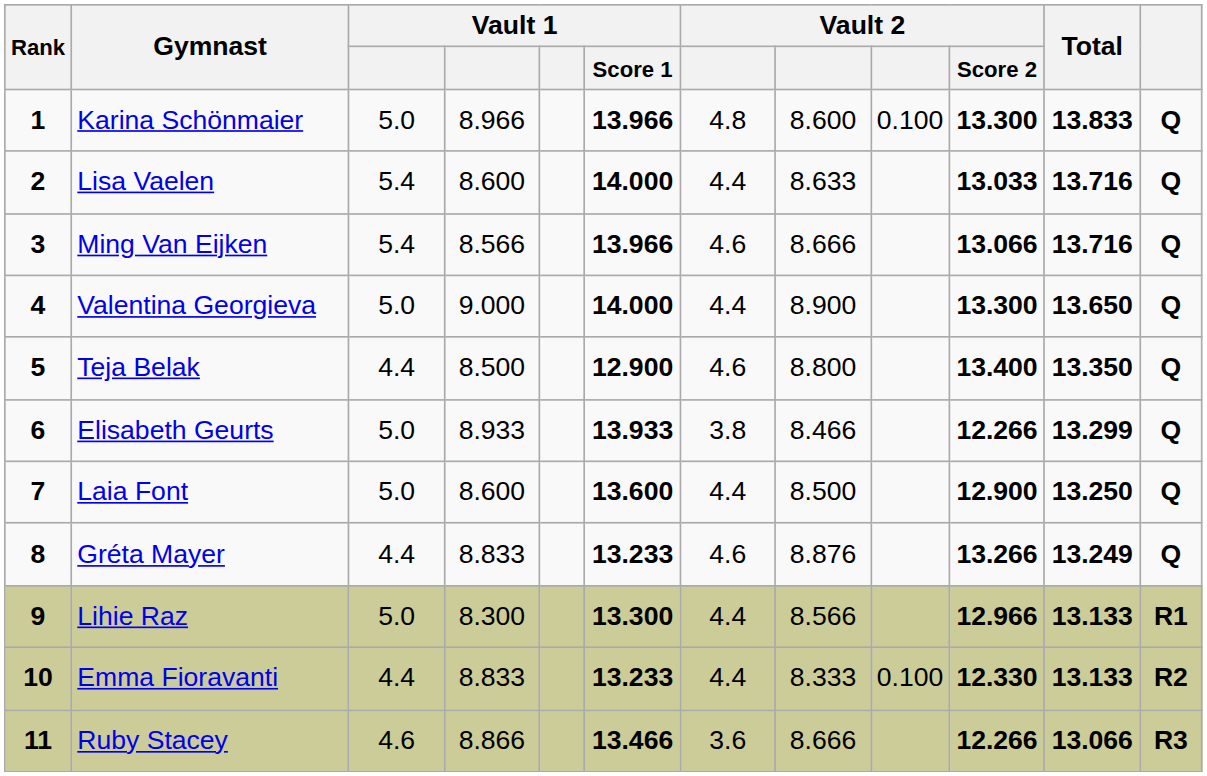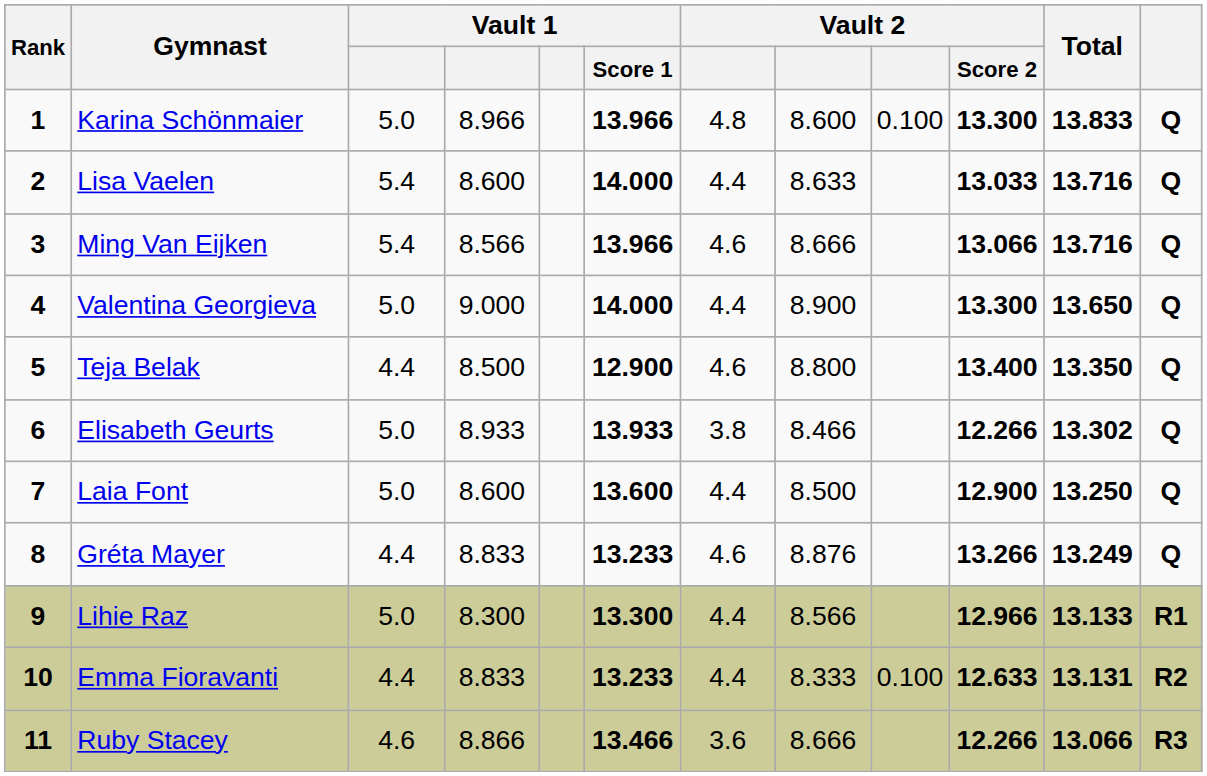(1092, 429) 13.299 -> (1092, 429) 13.302
(997, 678) 12.330 -> (997, 678) 12.633
(1092, 678) 13.133 -> (1092, 678) 13.131
